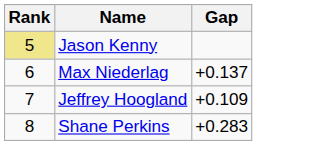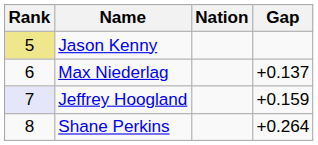+ column: (222, 18)
(29, 99) no background -> (29, 99) lavender background
(222, 99) +0.109 -> (283, 99) +0.159
(222, 126) +0.283 -> (283, 126) +0.264
